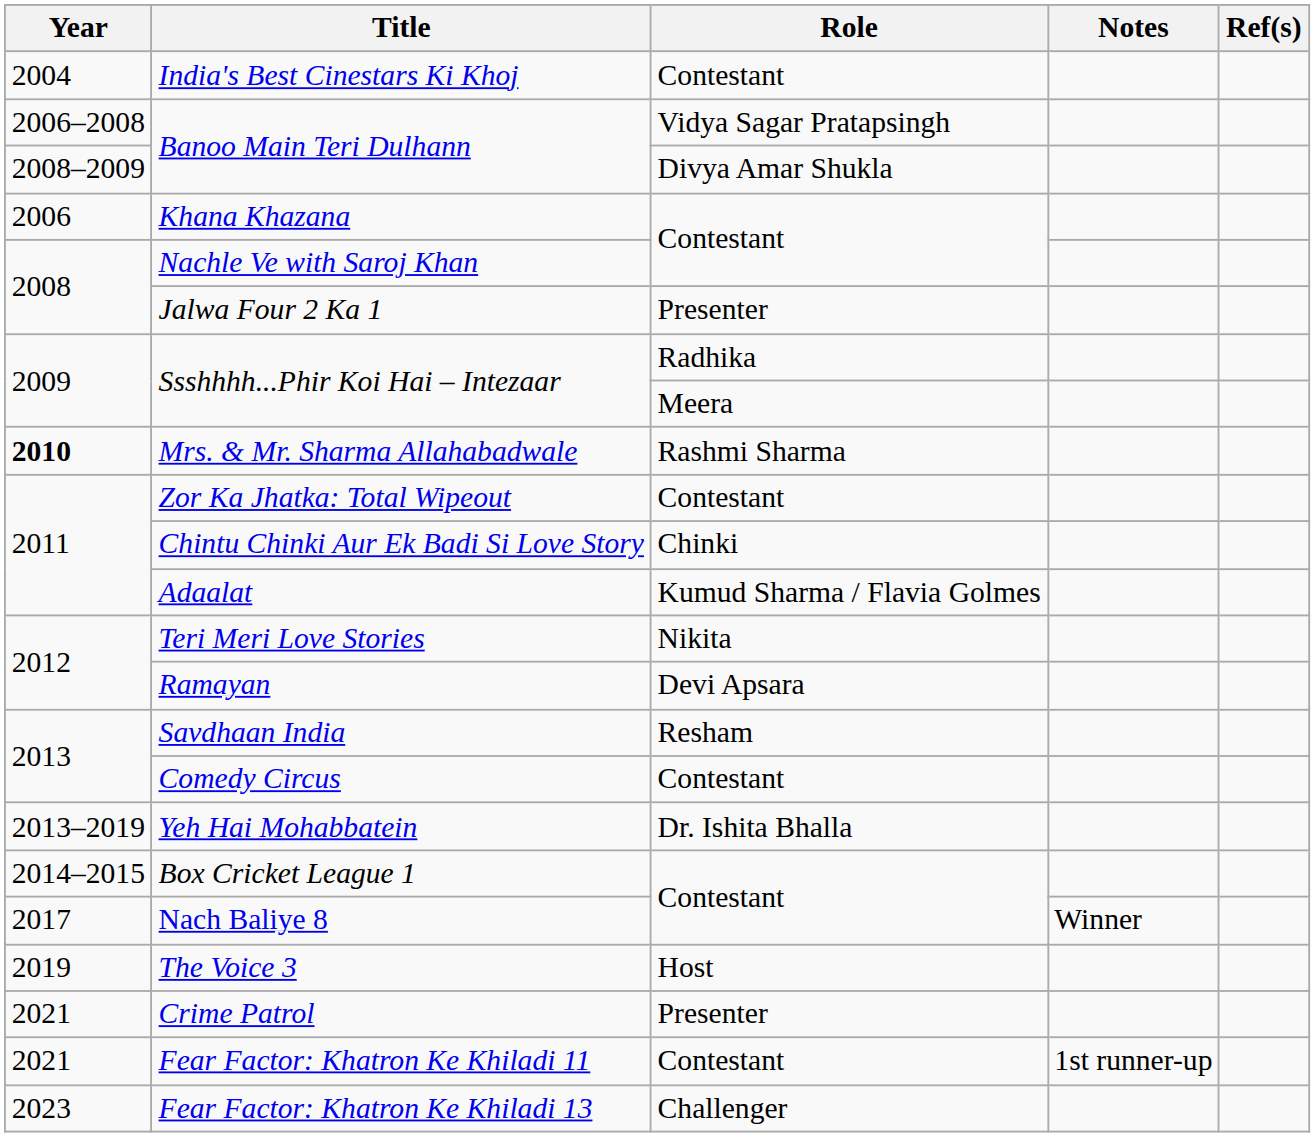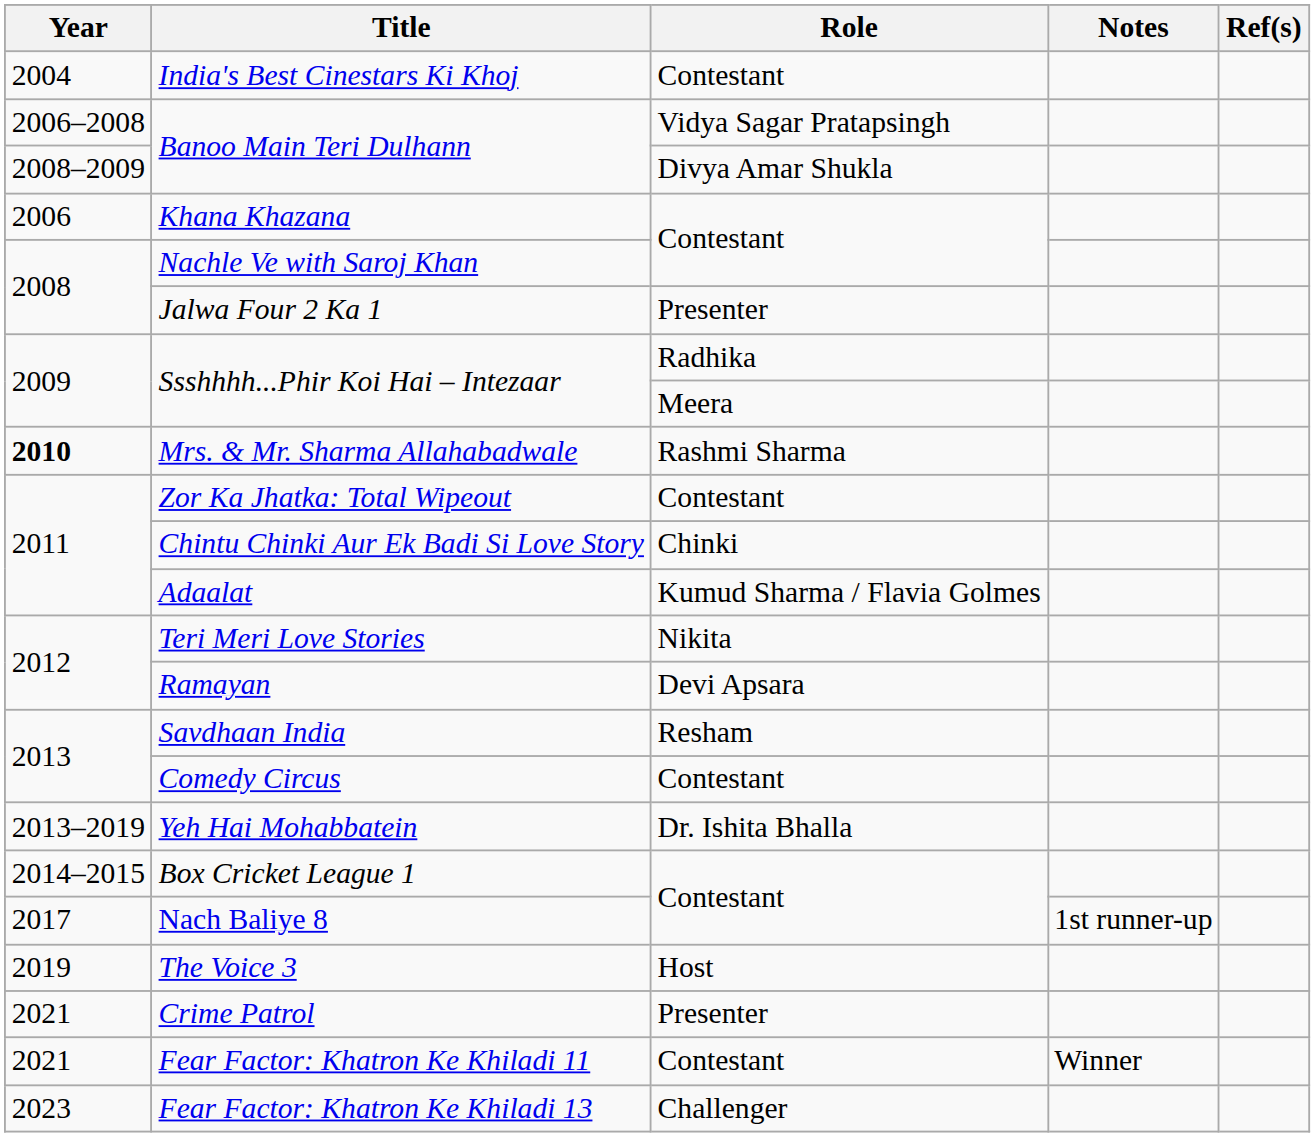(1098, 919) Winner -> (1133, 919) 1st runner-up
(1133, 1060) 1st runner-up -> (1098, 1060) Winner
